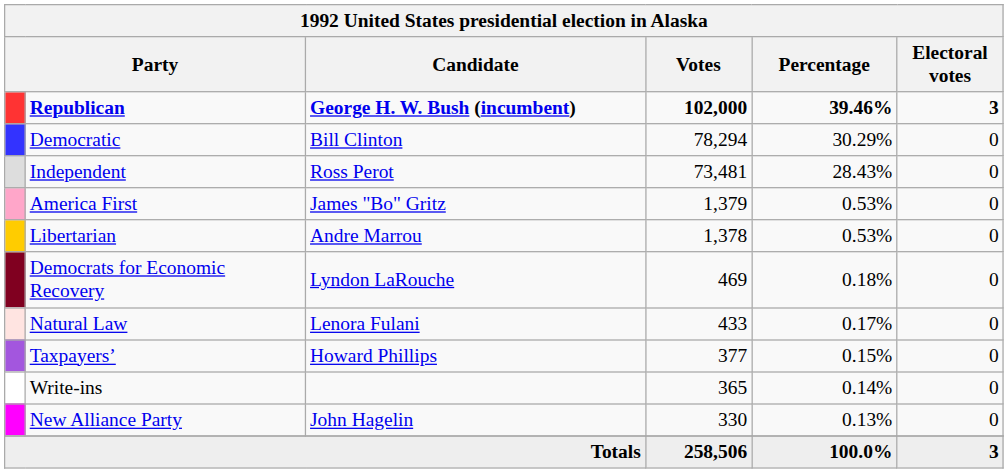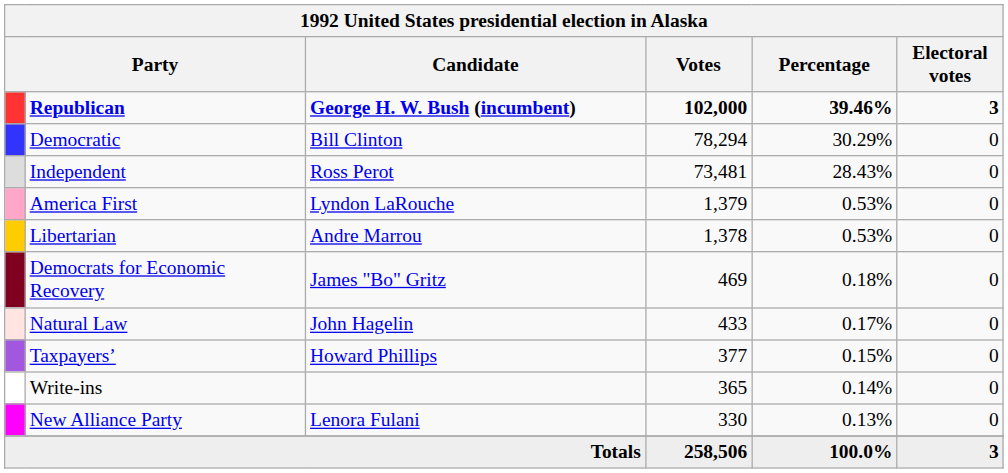(378, 204) James "Bo" Gritz -> (382, 204) Lyndon LaRouche
(382, 279) Lyndon LaRouche -> (378, 279) James "Bo" Gritz
(365, 323) Lenora Fulani -> (362, 323) John Hagelin
(362, 419) John Hagelin -> (365, 419) Lenora Fulani
